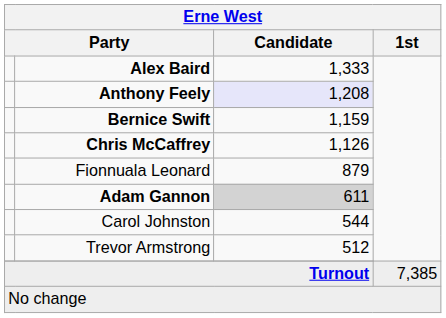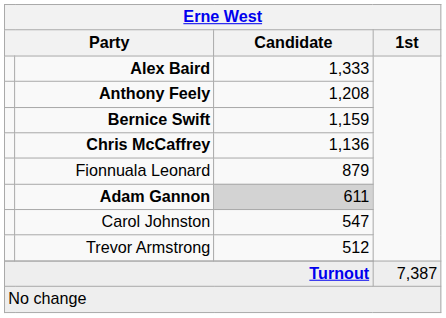(349, 94) lavender background -> (349, 94) no background
(349, 145) 1,126 -> (349, 145) 1,136
(356, 222) 544 -> (356, 222) 547
(417, 273) 7,385 -> (417, 273) 7,387
